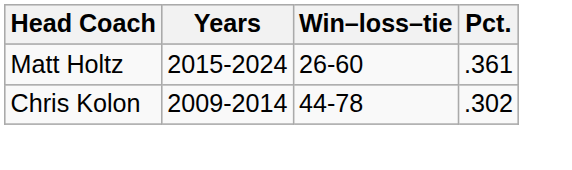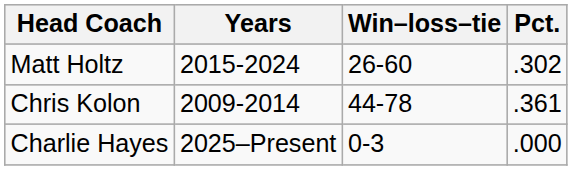(488, 64) .361 -> (537, 64) .302
(488, 104) .302 -> (537, 104) .361
+ row: (89, 143)
